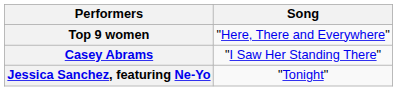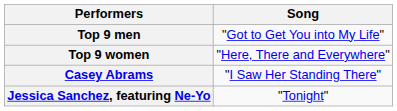+ row: (109, 34)
